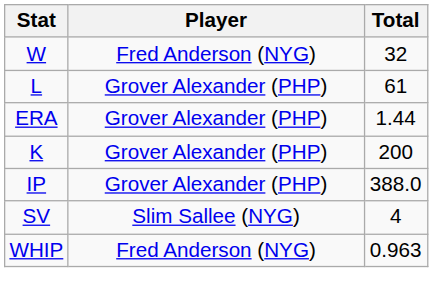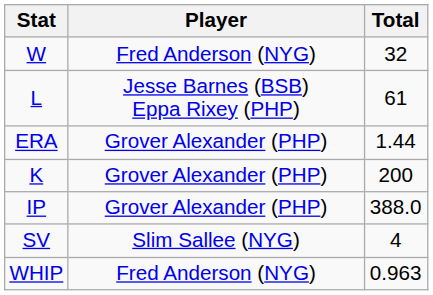(216, 86) Grover Alexander (PHP) -> (216, 97) Jesse Barnes (BSB) Eppa Rixey (PHP)
